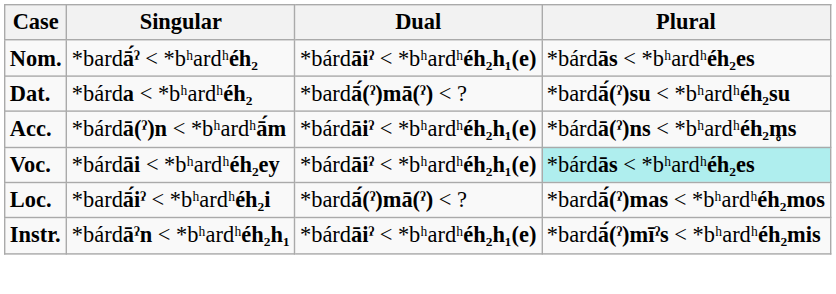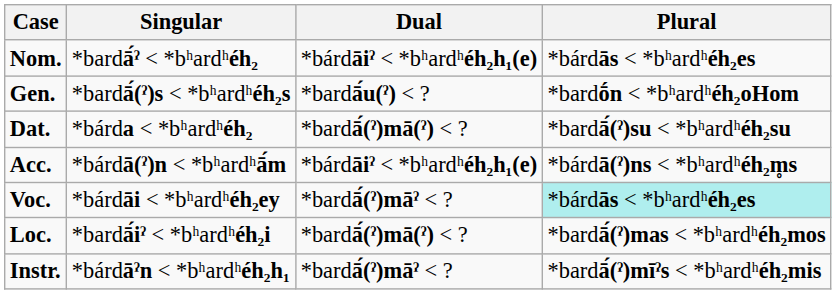+ row: (33, 93)
(418, 164) *bárdāiˀ < *bʰardʰéh₂h₁(e) -> (377, 199) *bardā́(ˀ)māˀ < ?
(418, 235) *bárdāiˀ < *bʰardʰéh₂h₁(e) -> (377, 270) *bardā́(ˀ)māˀ < ?
